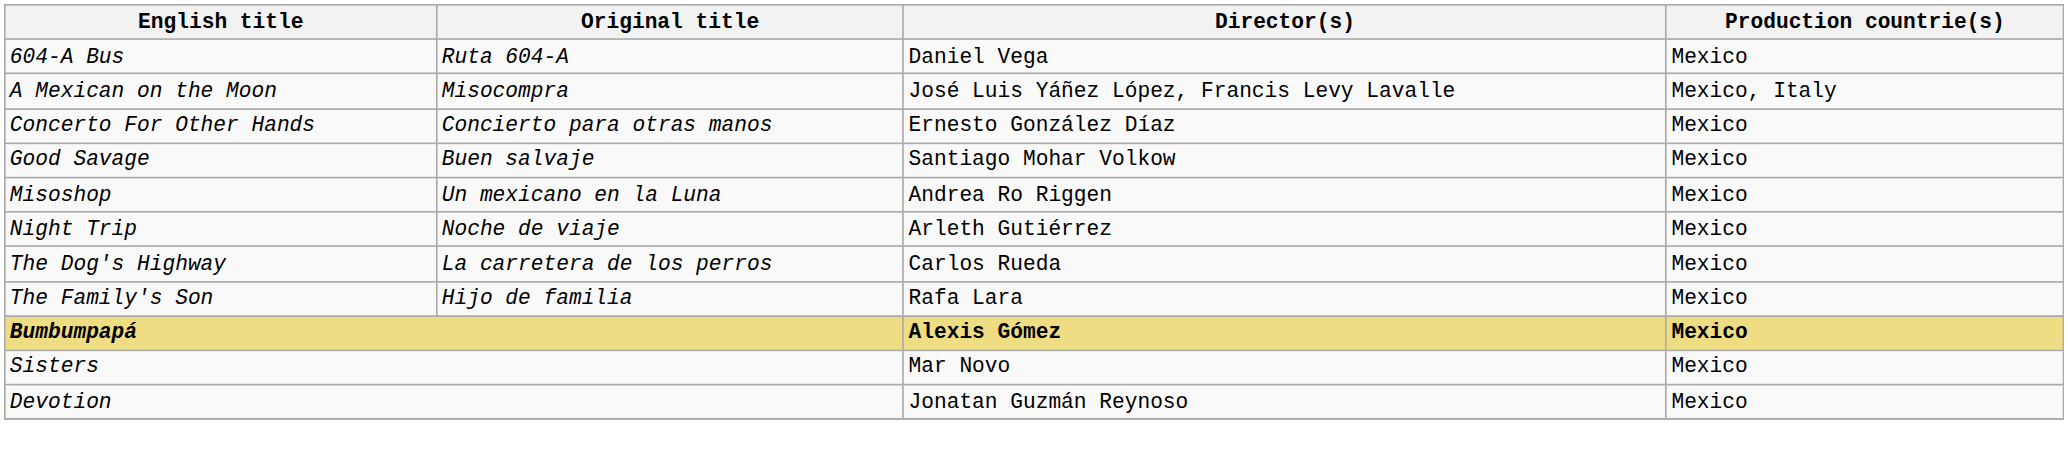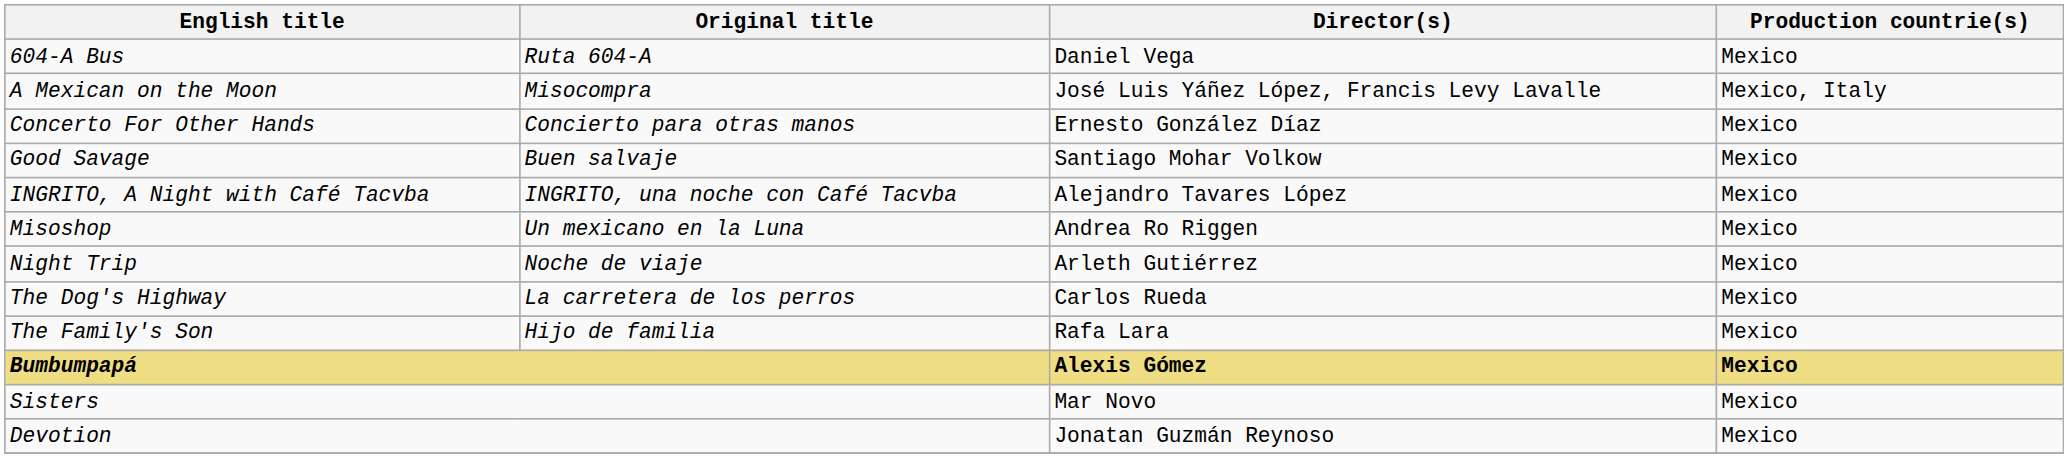+ row: (220, 195)
